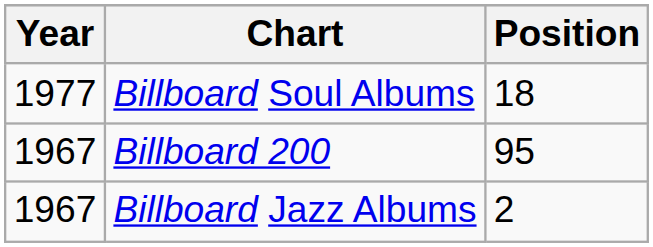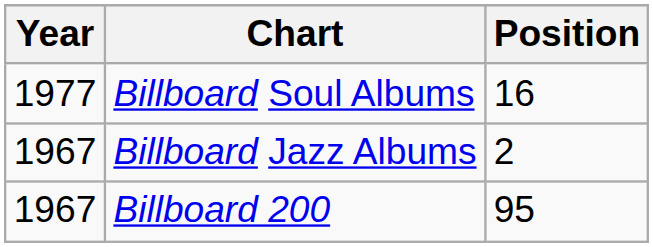(514, 92) 18 -> (514, 92) 16
rows swapped: (295, 210) <-> (222, 151)
